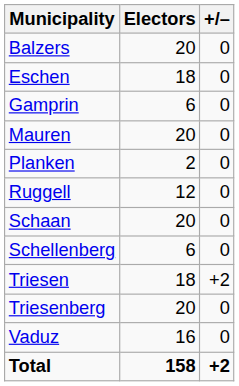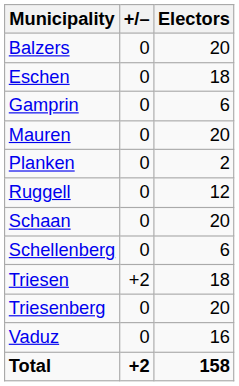columns swapped: (160, 18) <-> (217, 18)
